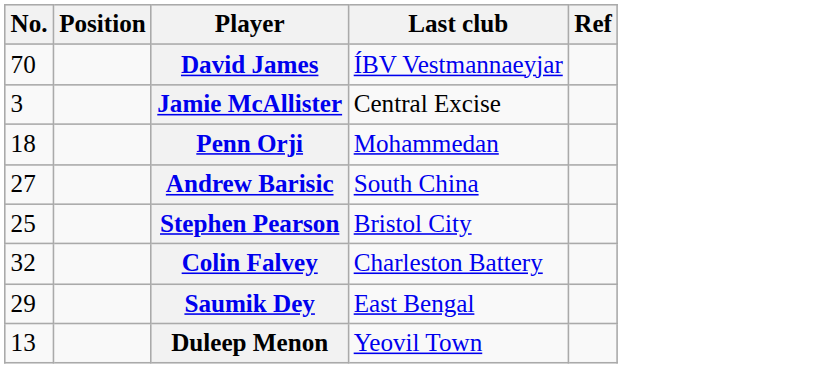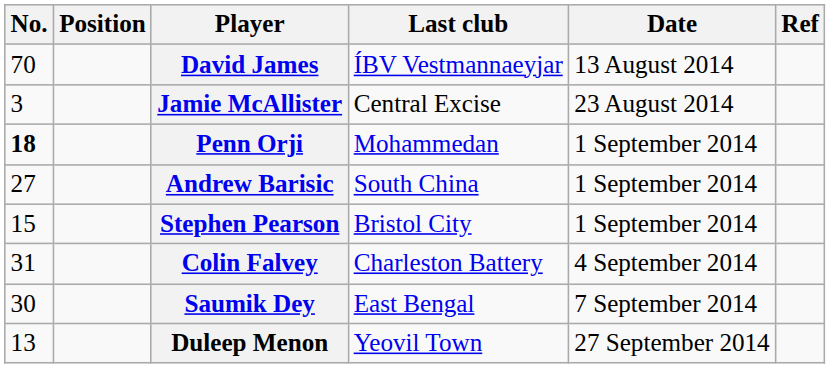+ column: (672, 24)
(23, 143) normal -> (23, 143) bold
(23, 223) 25 -> (23, 223) 15
(23, 263) 32 -> (23, 263) 31
(23, 303) 29 -> (23, 303) 30
